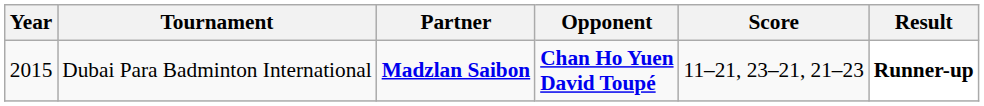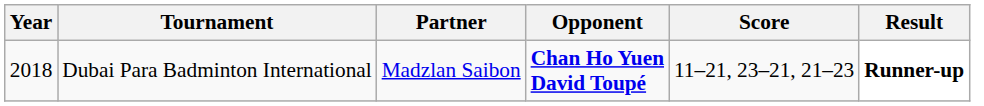(31, 70) 2015 -> (31, 70) 2018
(456, 70) bold -> (451, 70) normal
